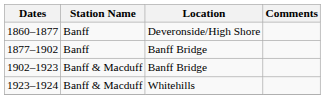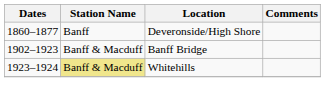- row: (33, 49)
(103, 85) no background -> (103, 67) khaki background
